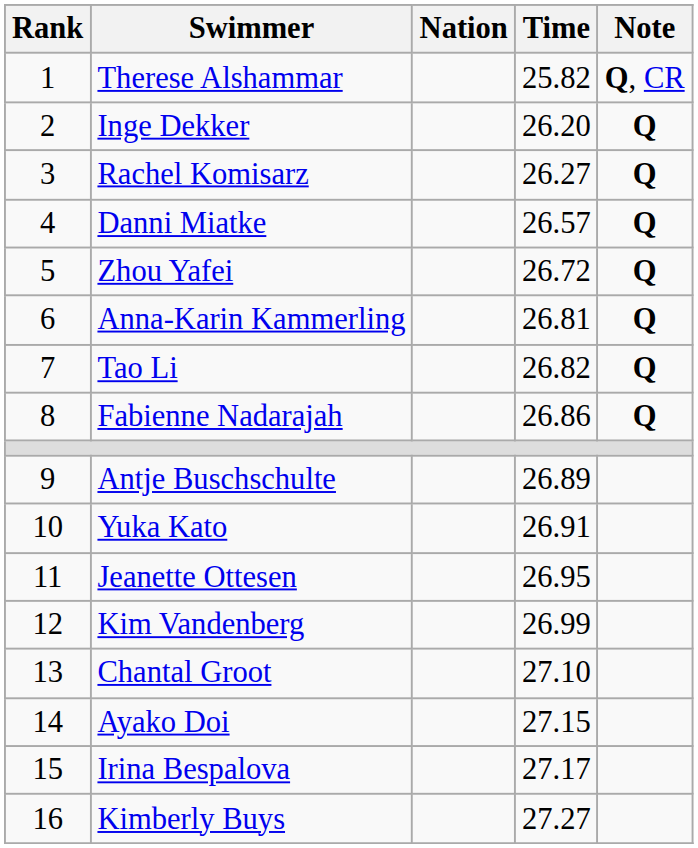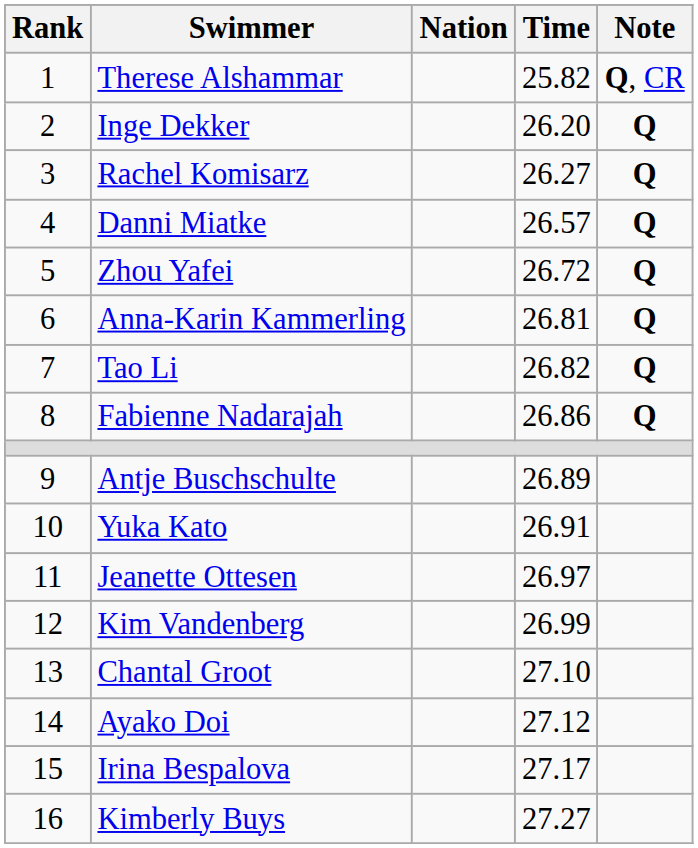(556, 575) 26.95 -> (556, 575) 26.97
(556, 721) 27.15 -> (556, 721) 27.12
